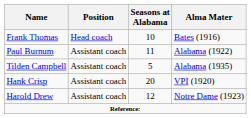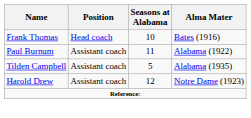- row: (27, 81)
